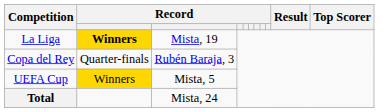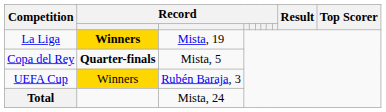(114, 59) normal -> (118, 59) bold
(194, 59) Rubén Baraja, 3 -> (201, 59) Mista, 5
(194, 78) Mista, 5 -> (201, 78) Rubén Baraja, 3
